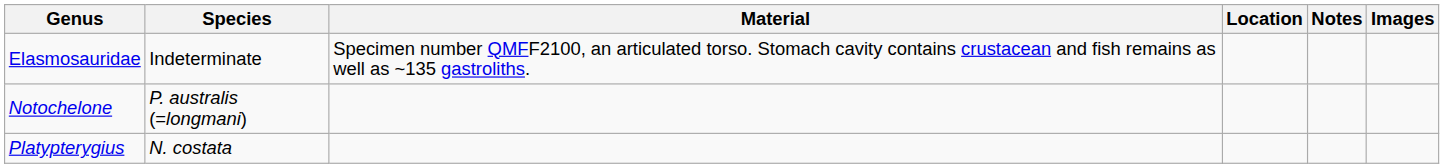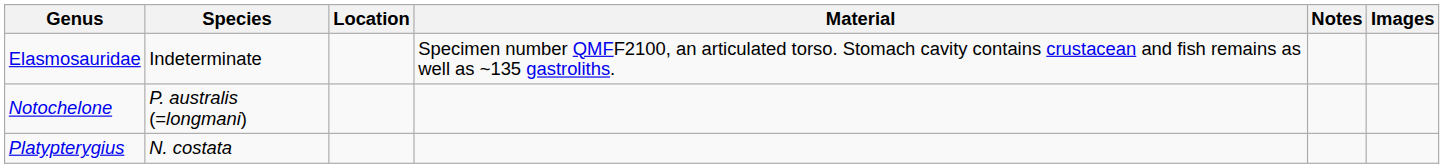columns swapped: (1265, 19) <-> (775, 19)
